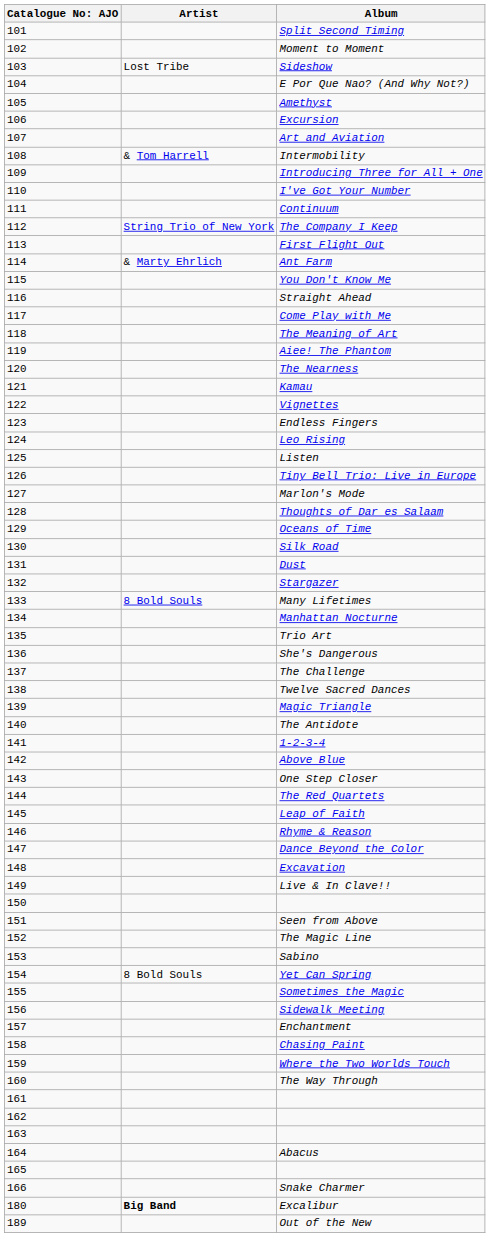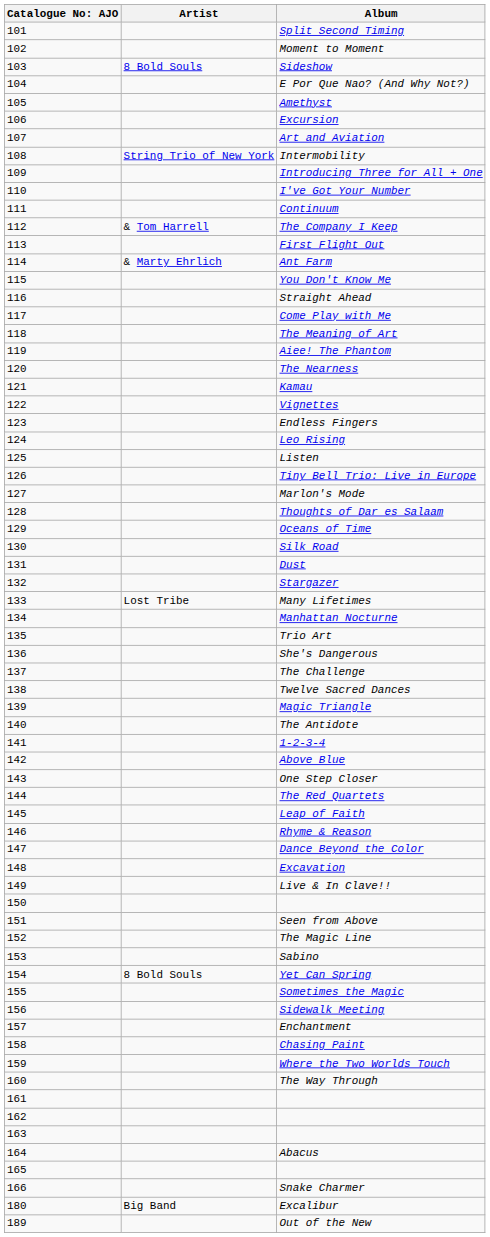(156, 67) Lost Tribe -> (163, 67) 8 Bold Souls
(166, 156) & Tom Harrell -> (199, 156) String Trio of New York
(199, 227) String Trio of New York -> (166, 227) & Tom Harrell
(163, 601) 8 Bold Souls -> (156, 601) Lost Tribe
(150, 1206) bold -> (150, 1206) normal
